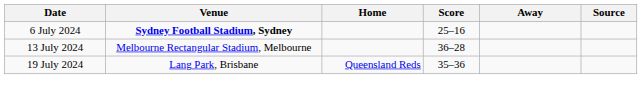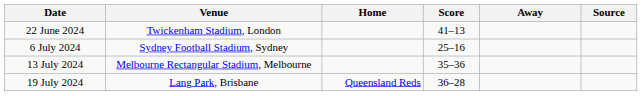+ row: (55, 30)
(214, 30) bold -> (214, 47) normal
(451, 47) 36–28 -> (451, 64) 35–36
(451, 64) 35–36 -> (451, 82) 36–28
